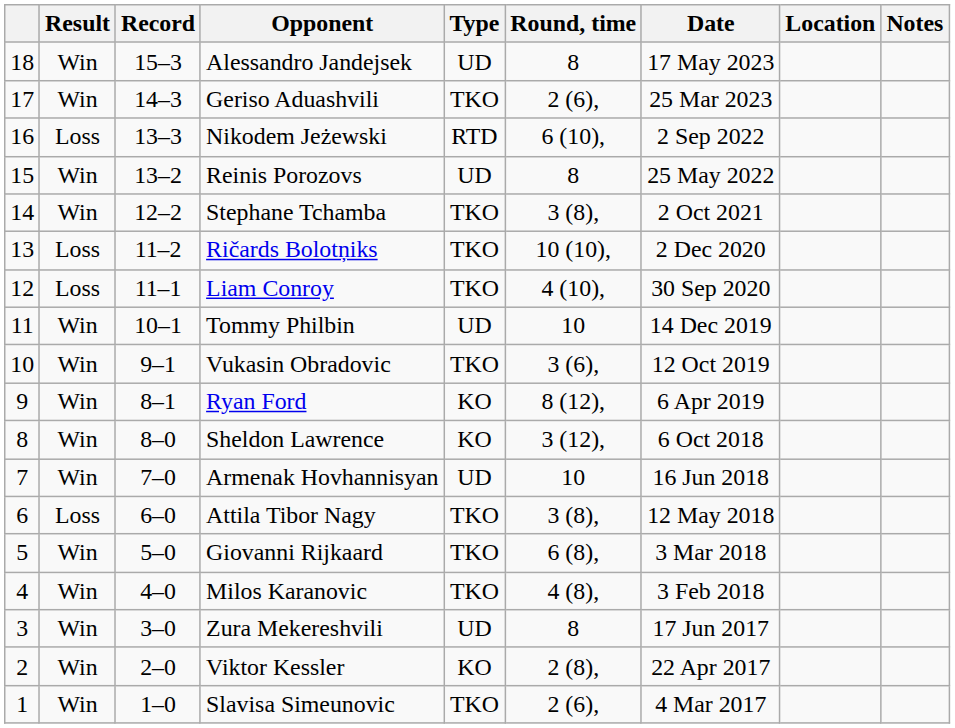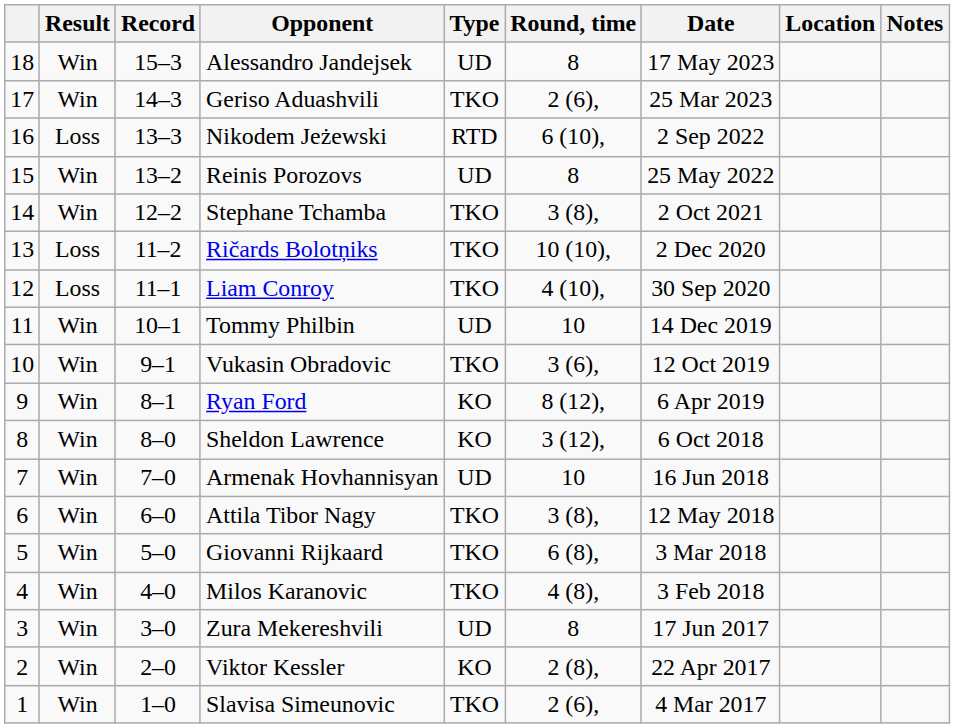(78, 514) Loss -> (78, 514) Win
